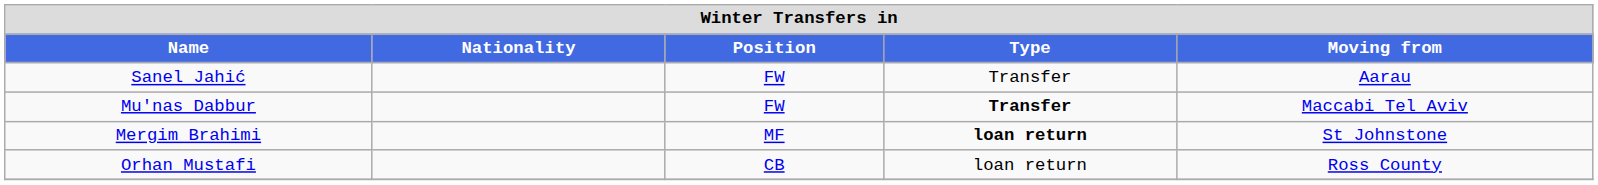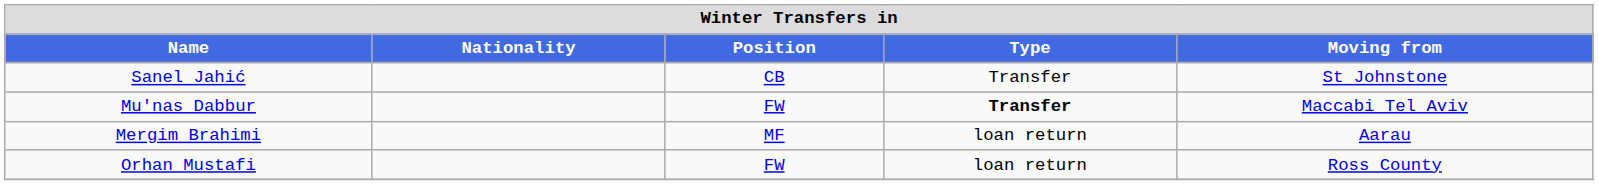(774, 77) FW -> (774, 77) CB
(1385, 77) Aarau -> (1385, 77) St Johnstone
(1030, 135) bold -> (1030, 135) normal
(1385, 135) St Johnstone -> (1385, 135) Aarau
(774, 164) CB -> (774, 164) FW
